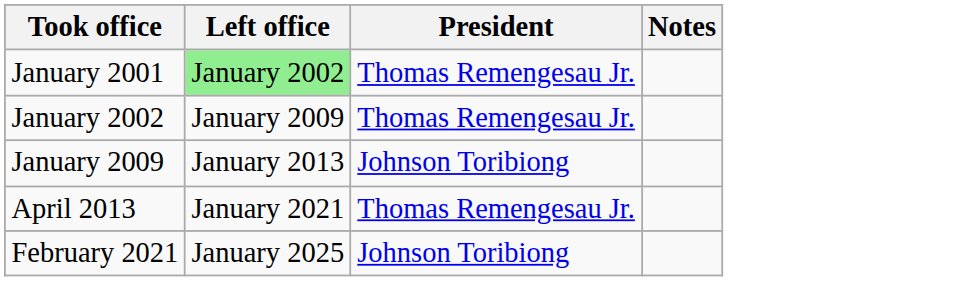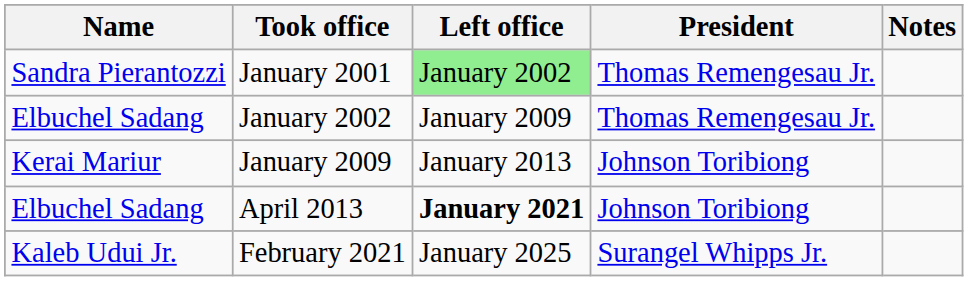+ column: (119, 27)
(268, 207) normal -> (502, 207) bold
(496, 207) Thomas Remengesau Jr. -> (703, 207) Johnson Toribiong
(463, 252) Johnson Toribiong -> (712, 252) Surangel Whipps Jr.
